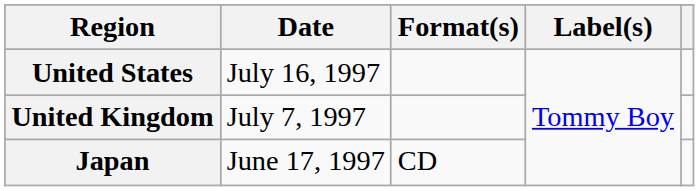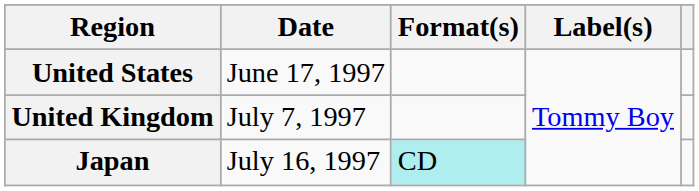(303, 71) July 16, 1997 -> (306, 71) June 17, 1997
(306, 161) June 17, 1997 -> (303, 161) July 16, 1997
(418, 161) no background -> (418, 161) paleturquoise background
